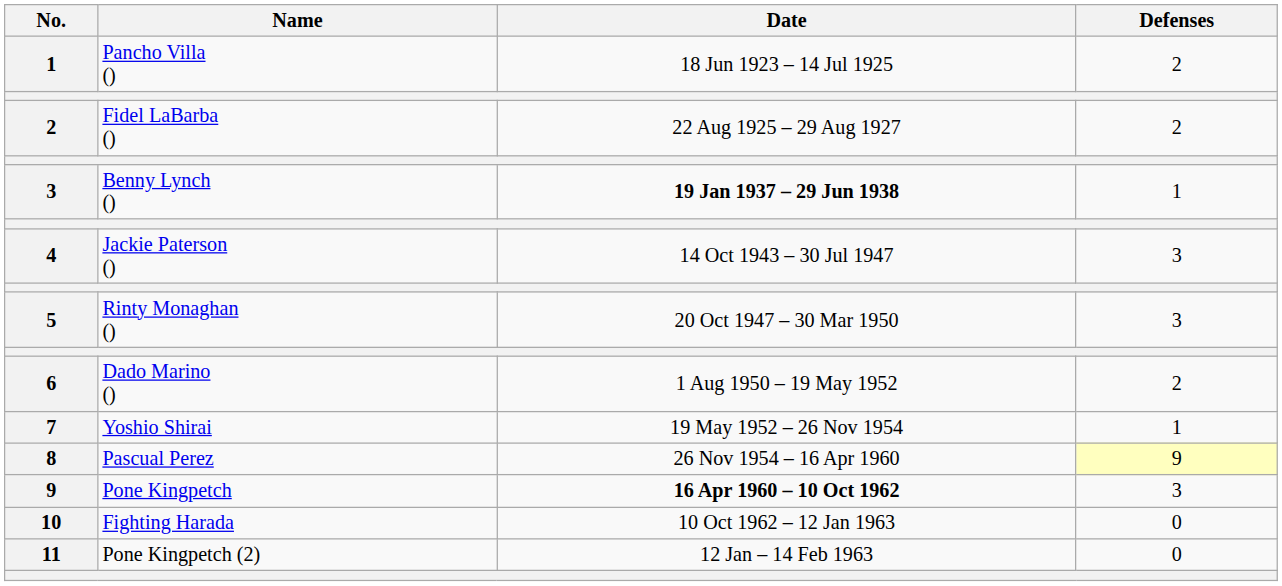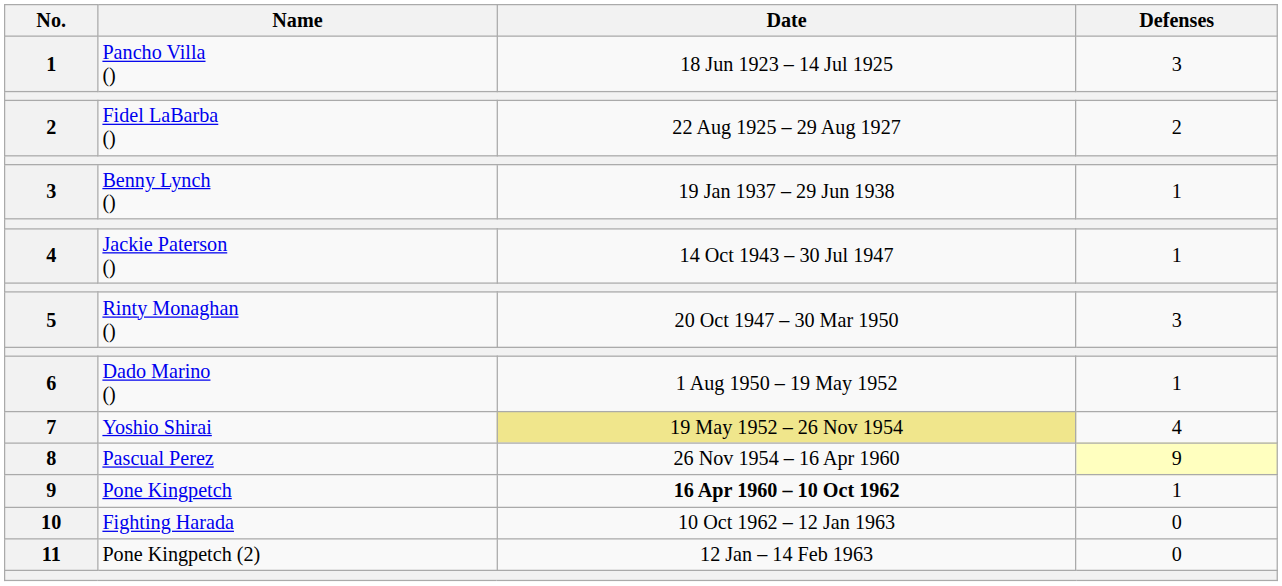(1177, 63) 2 -> (1177, 63) 3
(787, 191) bold -> (787, 191) normal
(1177, 255) 3 -> (1177, 255) 1
(1177, 383) 2 -> (1177, 383) 1
(787, 426) no background -> (787, 426) khaki background
(1177, 426) 1 -> (1177, 426) 4
(1177, 490) 3 -> (1177, 490) 1
